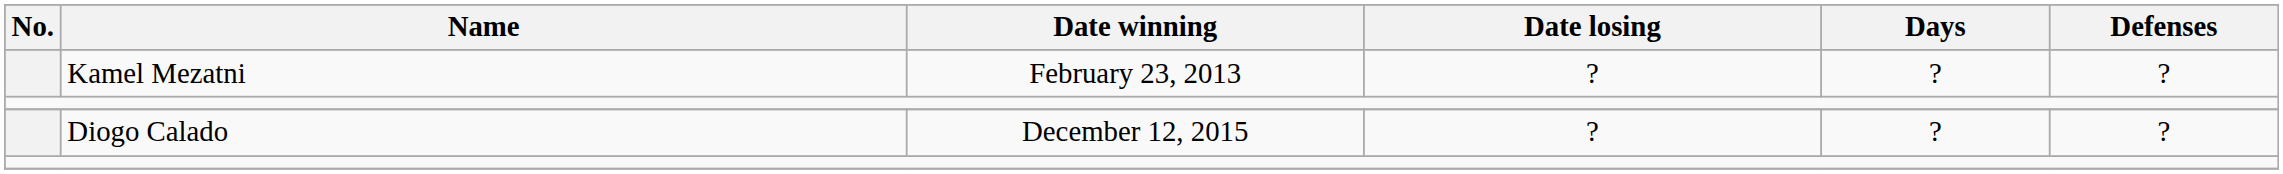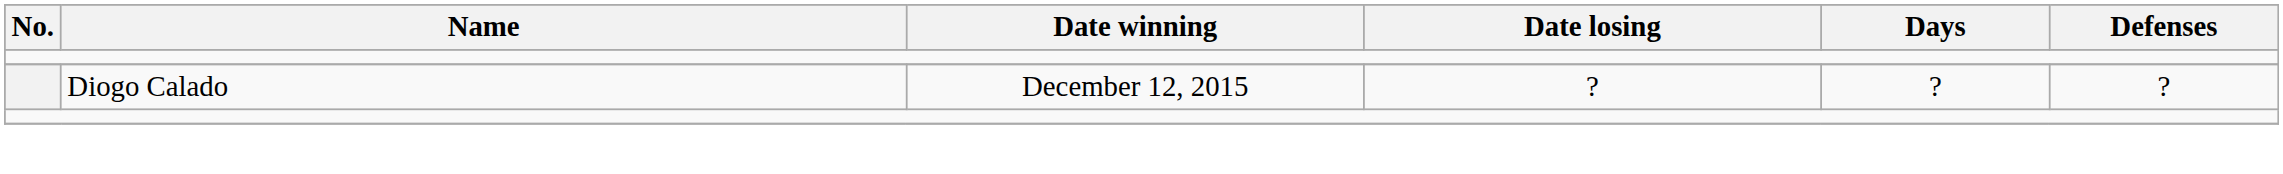- row: (157, 73)
